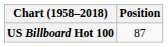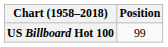(140, 32) 87 -> (140, 32) 99
